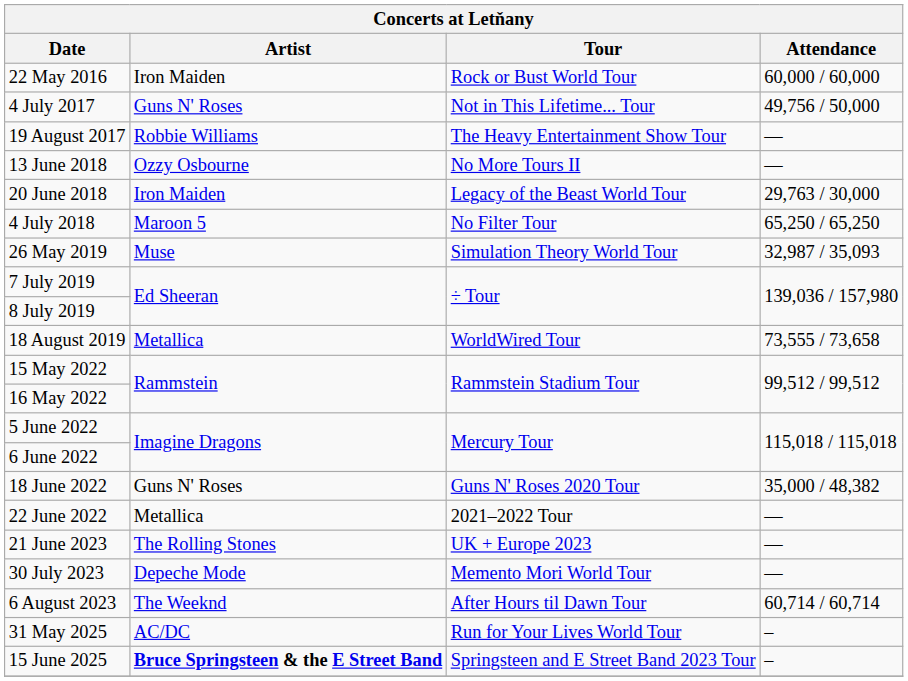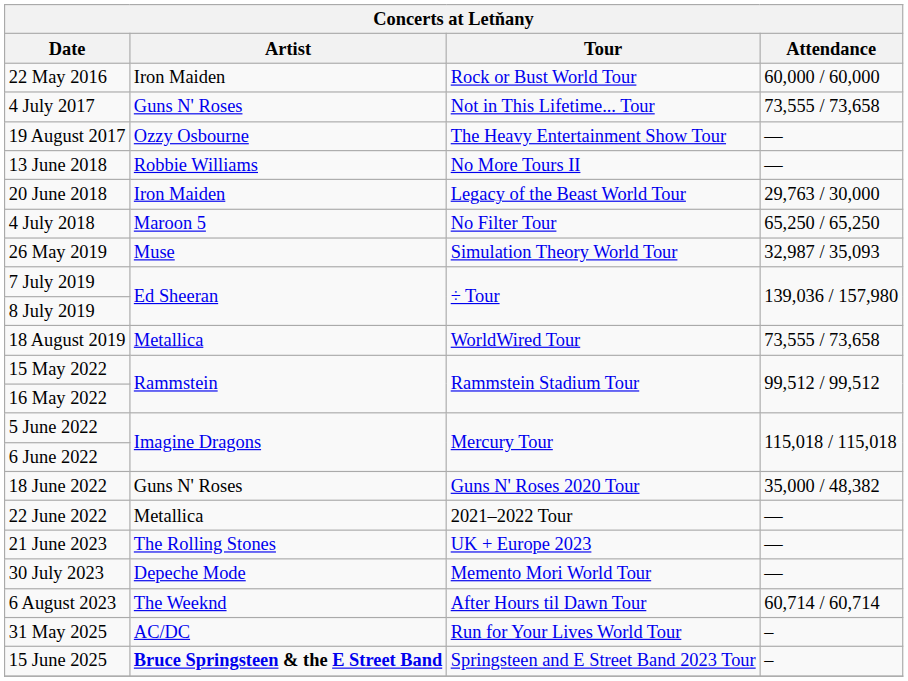(822, 106) 49,756 / 50,000 -> (822, 106) 73,555 / 73,658
(196, 135) Robbie Williams -> (191, 135) Ozzy Osbourne
(191, 164) Ozzy Osbourne -> (196, 164) Robbie Williams
